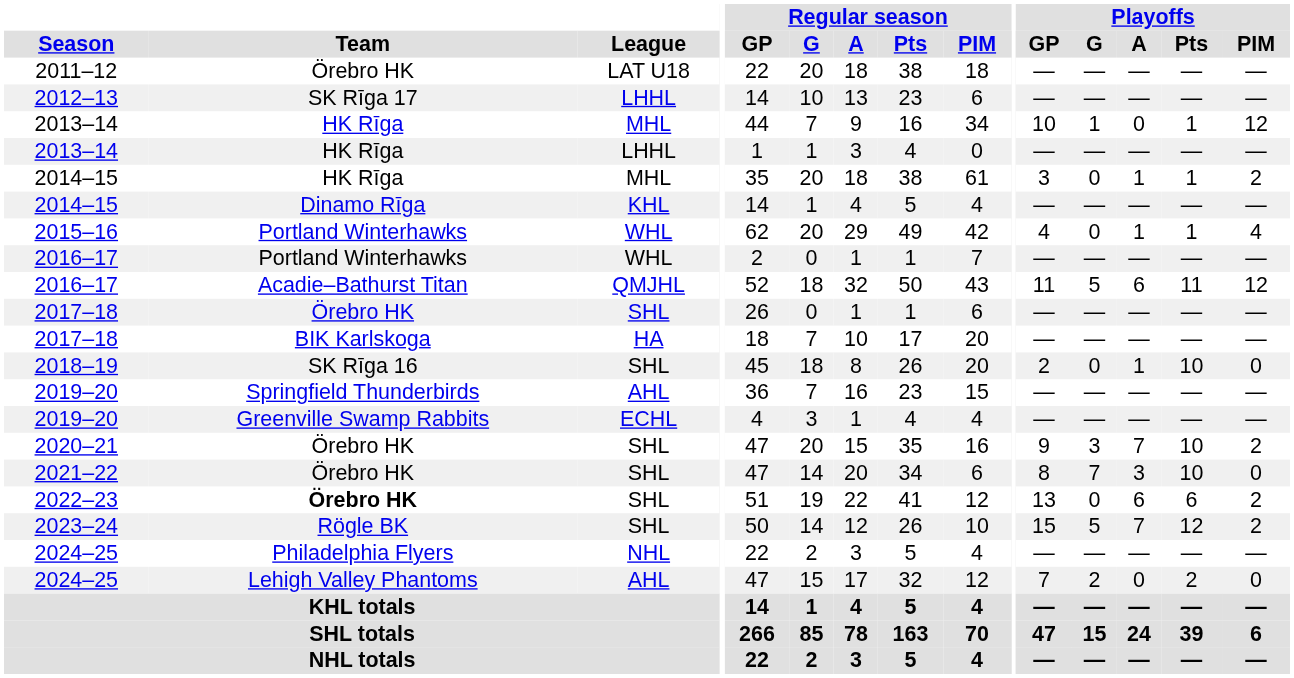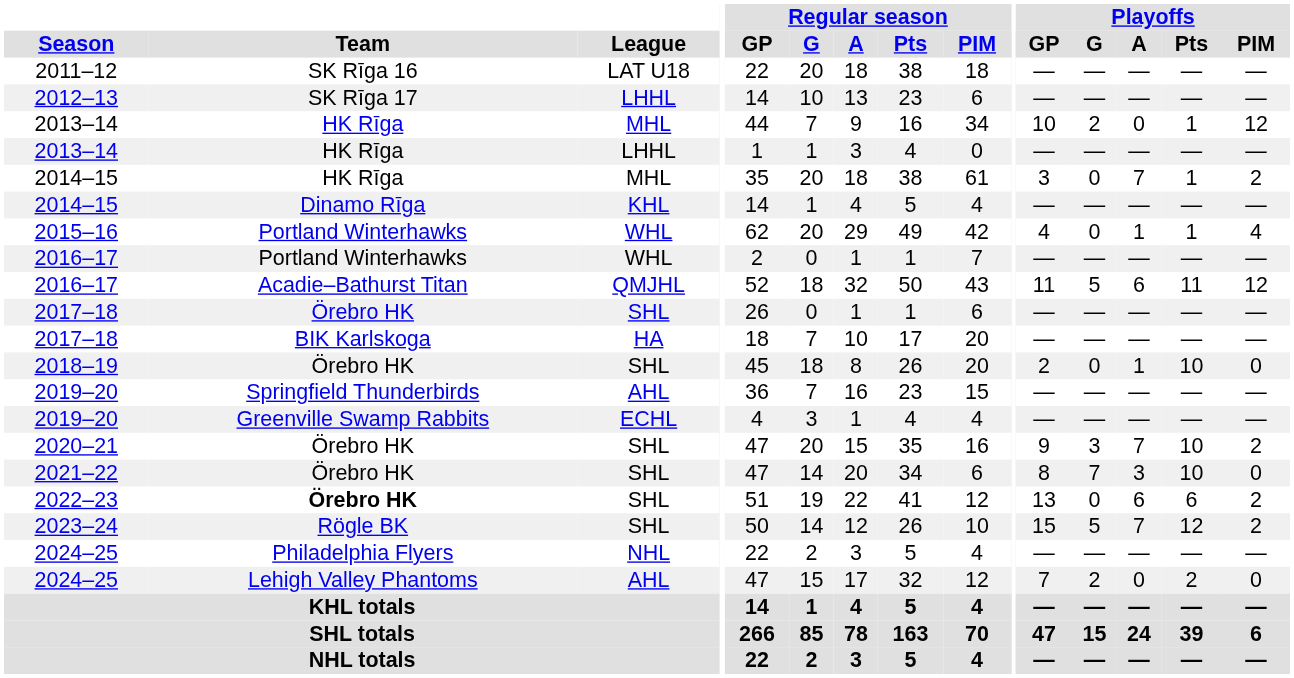(363, 70) Örebro HK -> (363, 70) SK Rīga 16
(1094, 124) 1 -> (1094, 124) 2
(1139, 178) 1 -> (1139, 178) 7
(363, 365) SK Rīga 16 -> (363, 365) Örebro HK
